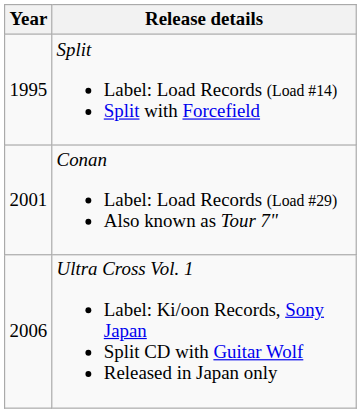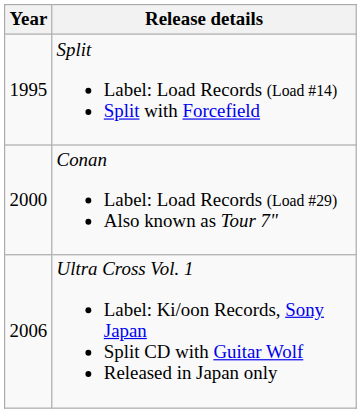(28, 199) 2001 -> (28, 199) 2000
